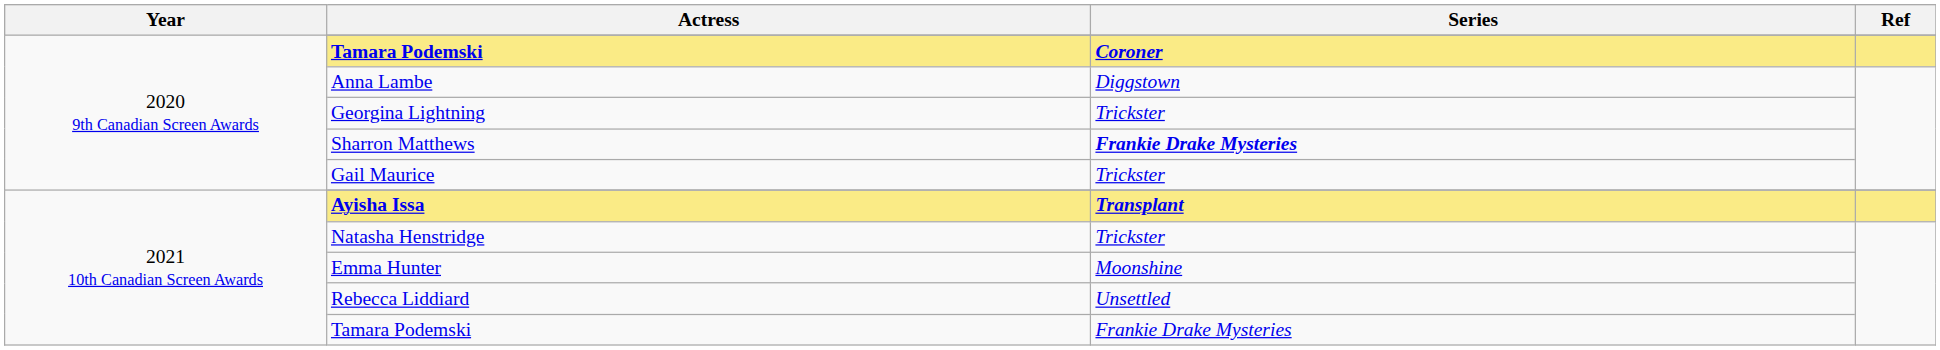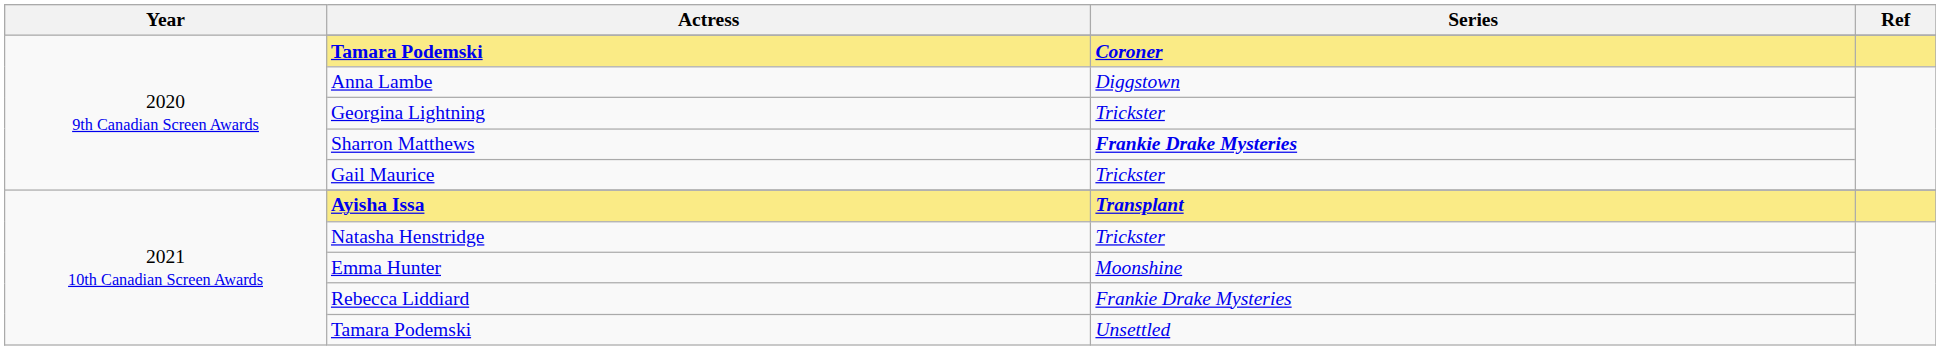(1133, 298) Unsettled -> (1194, 298) Frankie Drake Mysteries
(1194, 329) Frankie Drake Mysteries -> (1133, 329) Unsettled
